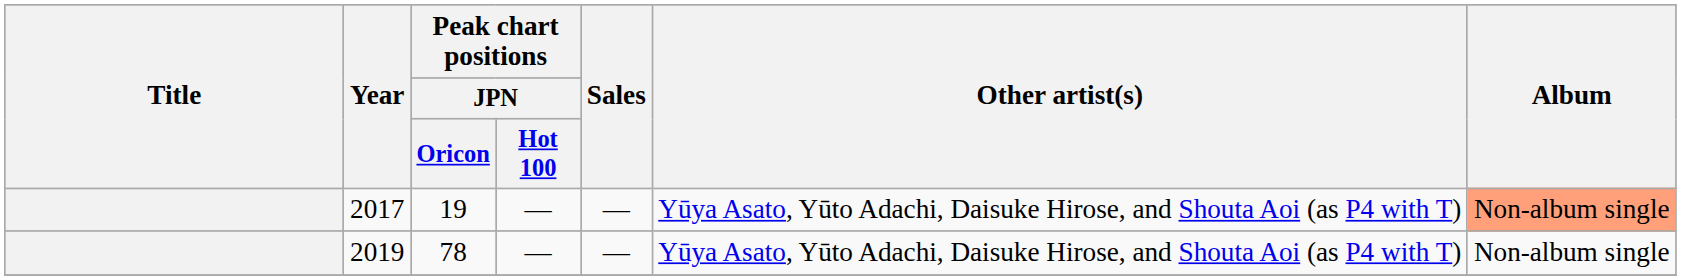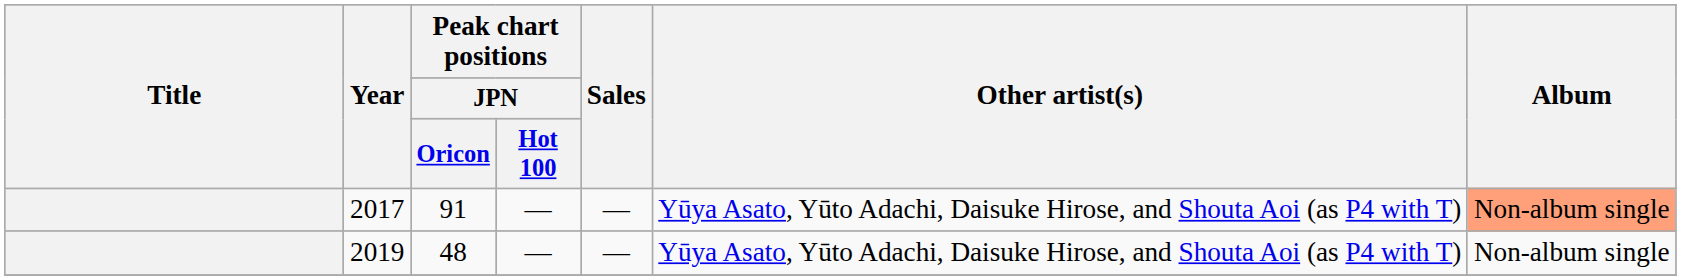(453, 209) 19 -> (453, 209) 91
(453, 252) 78 -> (453, 252) 48
